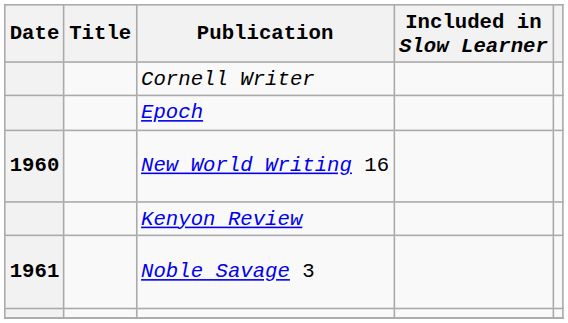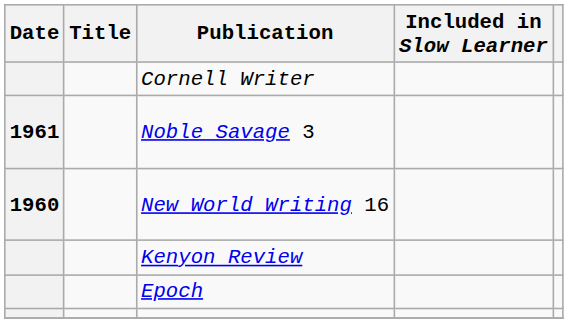rows swapped: (35, 113) <-> (35, 272)
